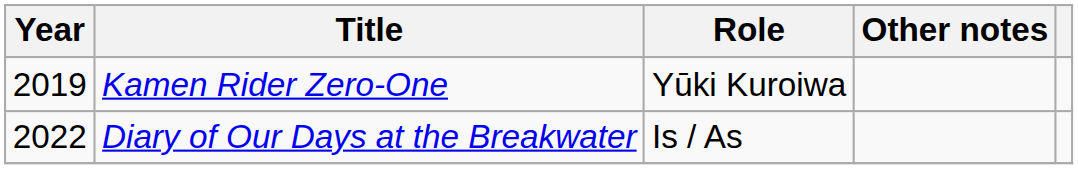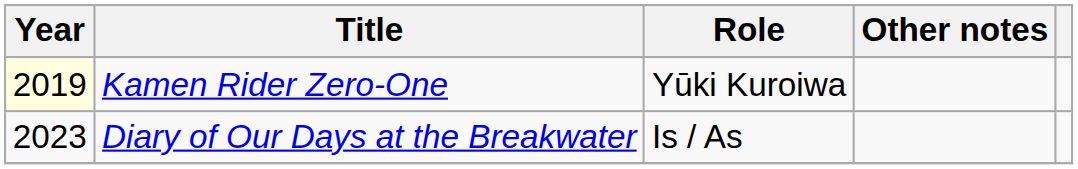(50, 83) no background -> (50, 83) lightyellow background
(50, 136) 2022 -> (50, 136) 2023
